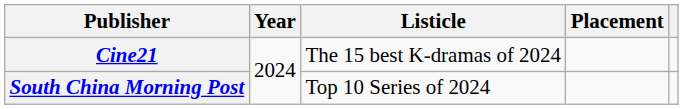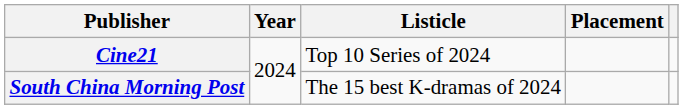(433, 54) The 15 best K-dramas of 2024 -> (398, 54) Top 10 Series of 2024
(398, 87) Top 10 Series of 2024 -> (433, 87) The 15 best K-dramas of 2024
